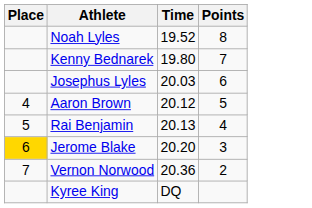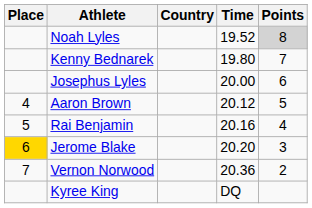+ column: (187, 15)
(223, 37) no background -> (283, 37) lightgrey background
(178, 81) 20.03 -> (238, 81) 20.00
(178, 125) 20.13 -> (238, 125) 20.16
